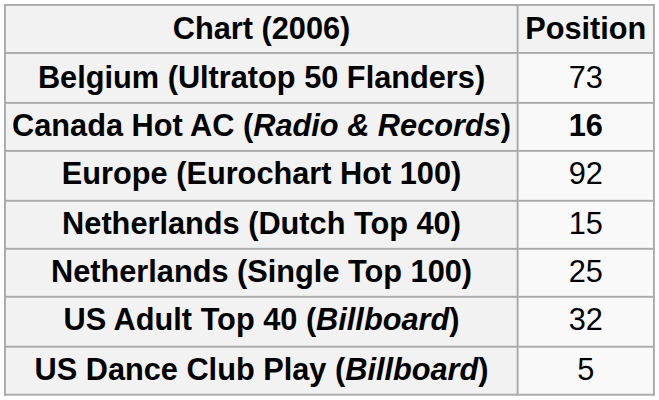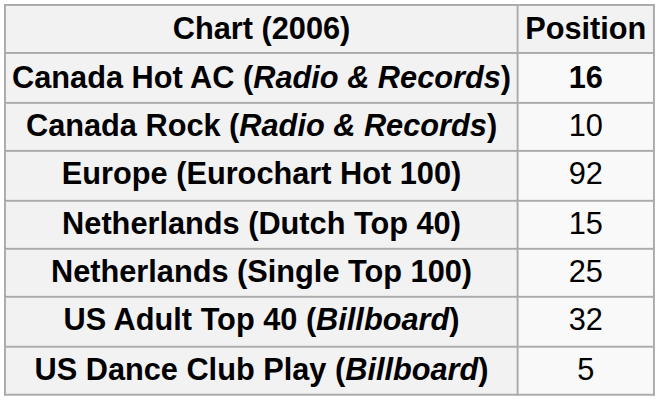- row: (262, 77)
+ row: (262, 126)
